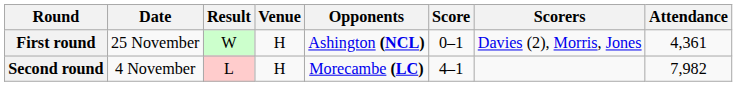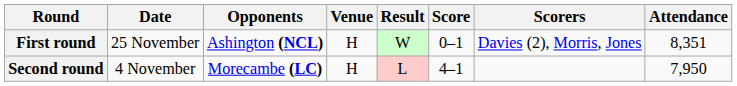columns swapped: (366, 17) <-> (229, 17)
(689, 42) 4,361 -> (689, 42) 8,351
(689, 68) 7,982 -> (689, 68) 7,950
